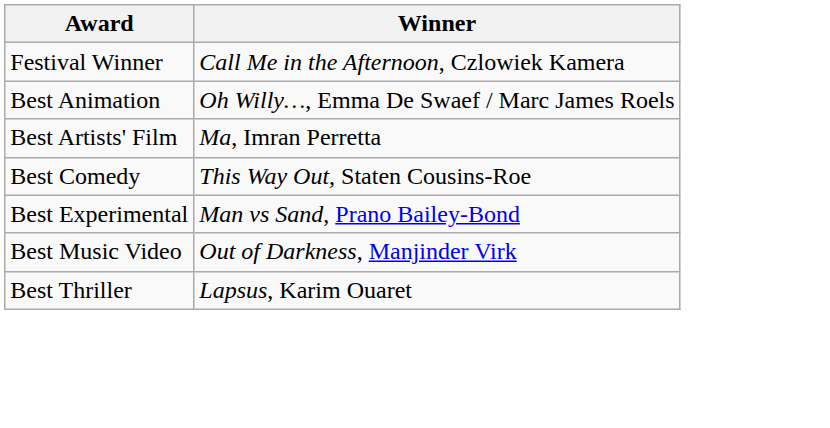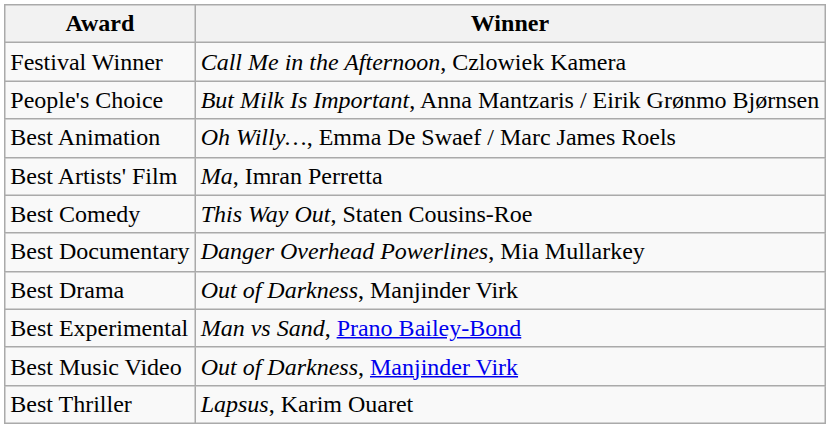+ row: (87, 99)
+ row: (100, 251)
+ row: (67, 289)
